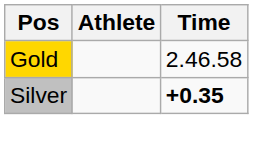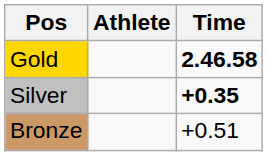(204, 58) normal -> (219, 58) bold
+ row: (46, 131)
